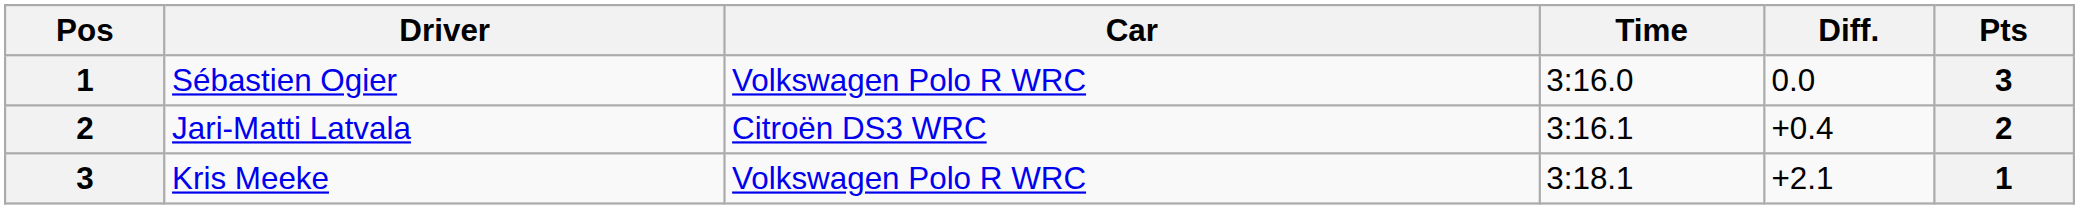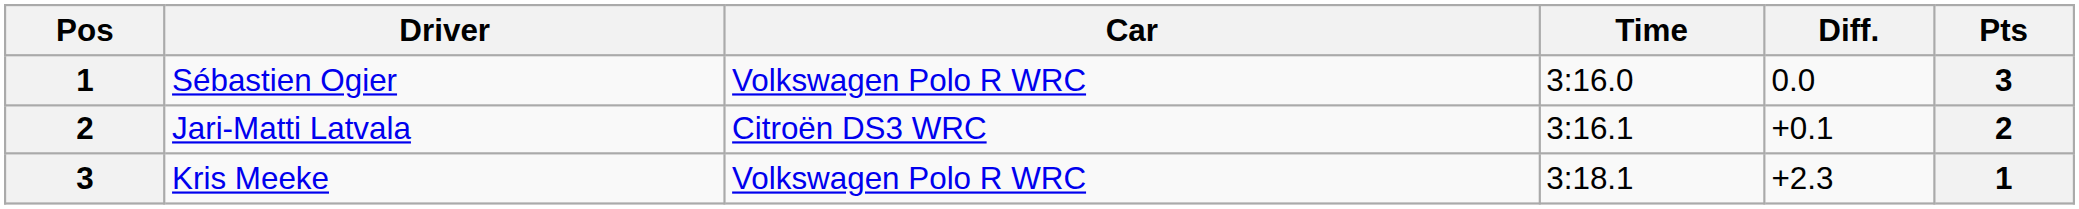(1802, 129) +0.4 -> (1802, 129) +0.1
(1802, 179) +2.1 -> (1802, 179) +2.3
